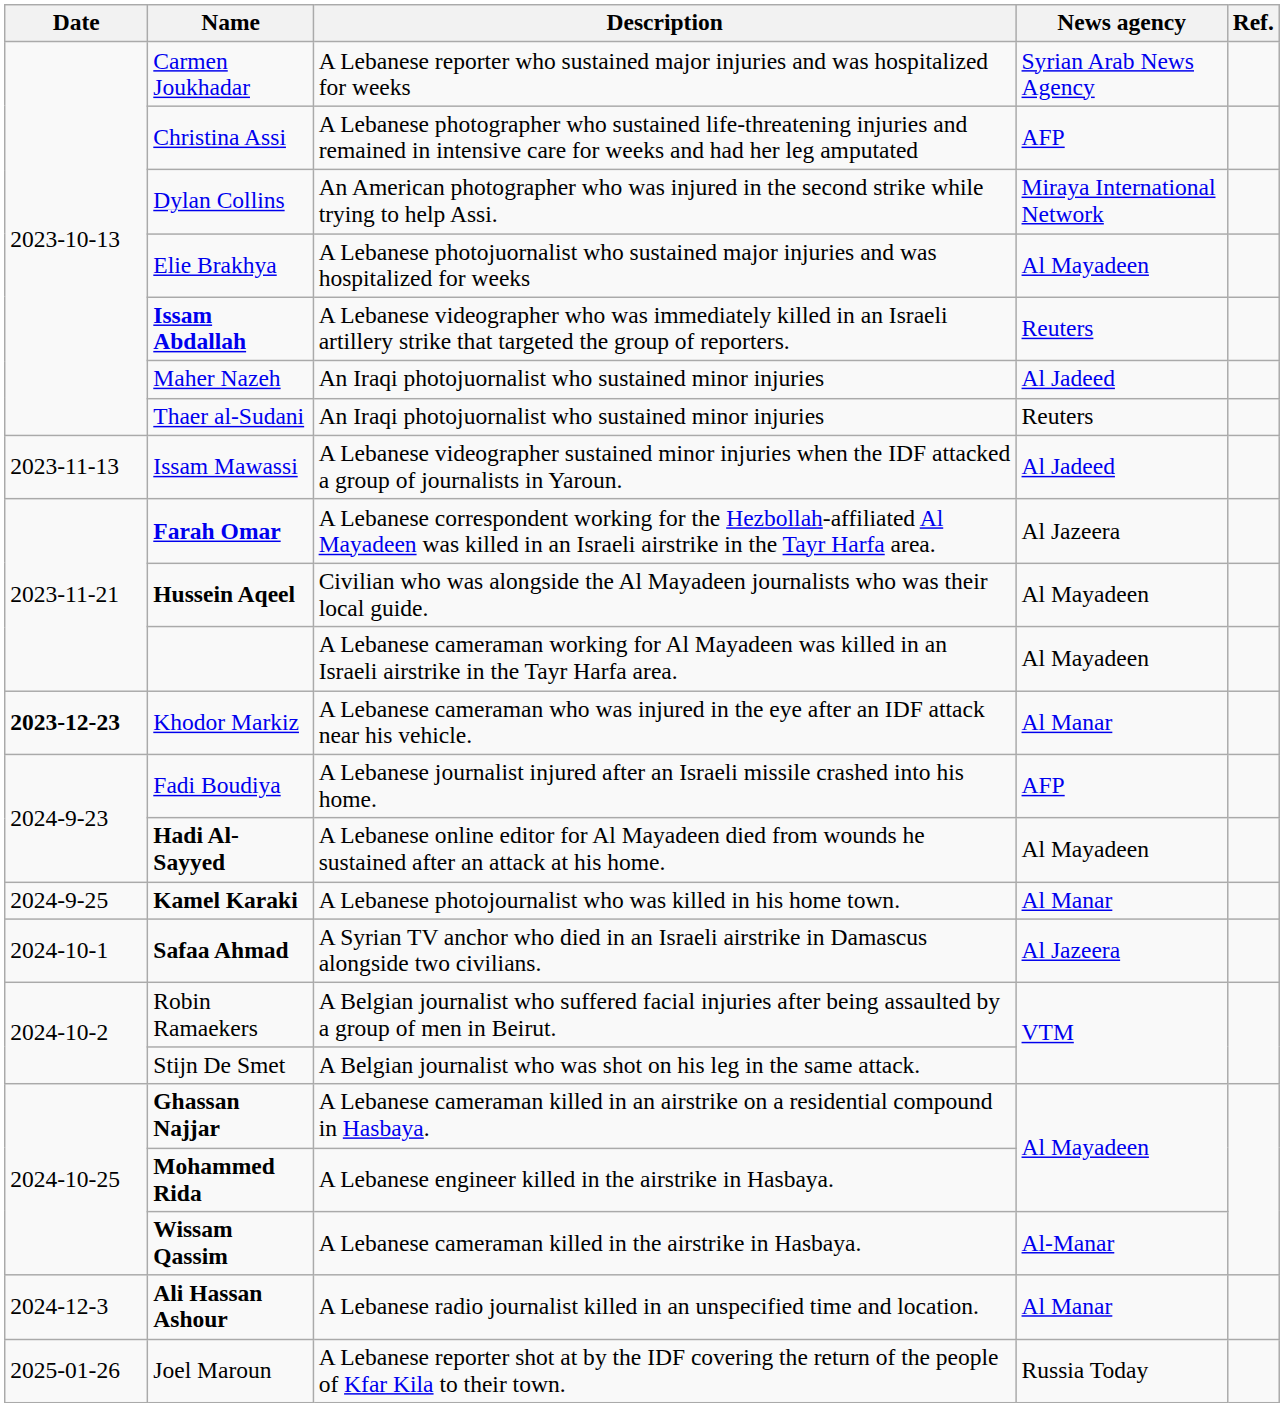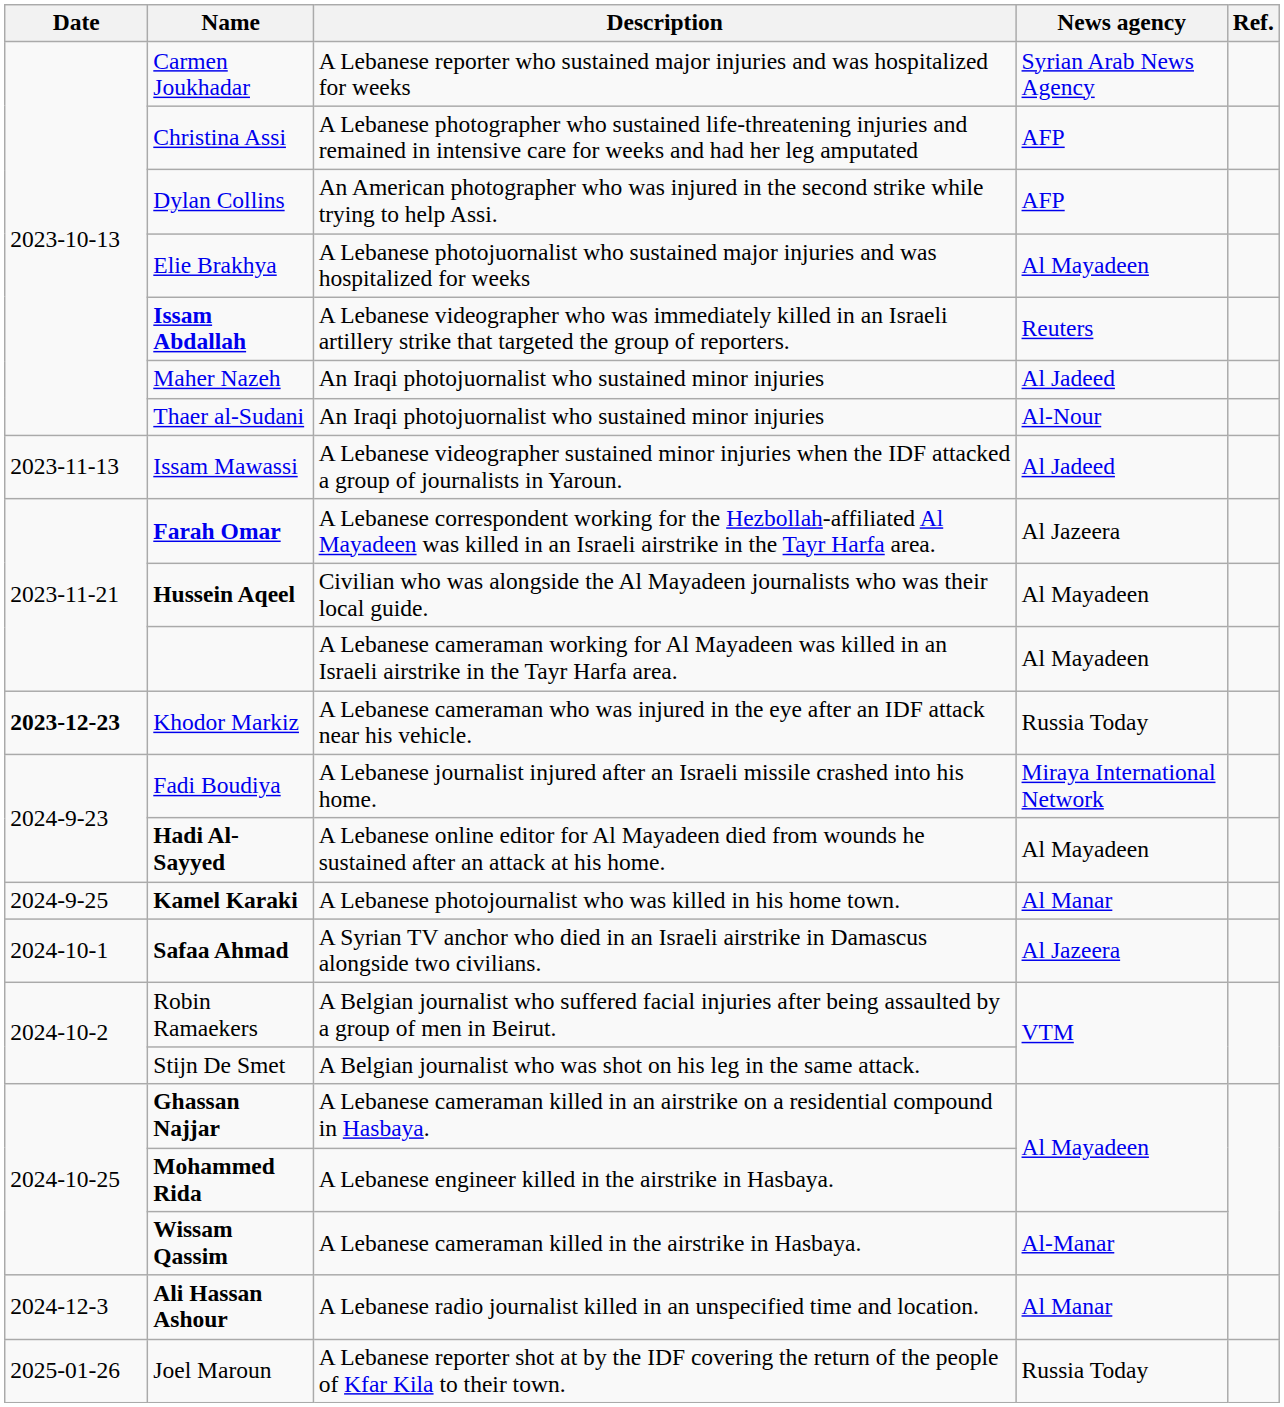(1119, 201) Miraya International Network -> (1043, 201) AFP
(1057, 416) Reuters -> (1061, 416) Al-Nour
(1067, 722) Al Manar -> (1085, 722) Russia Today
(1043, 785) AFP -> (1119, 785) Miraya International Network
